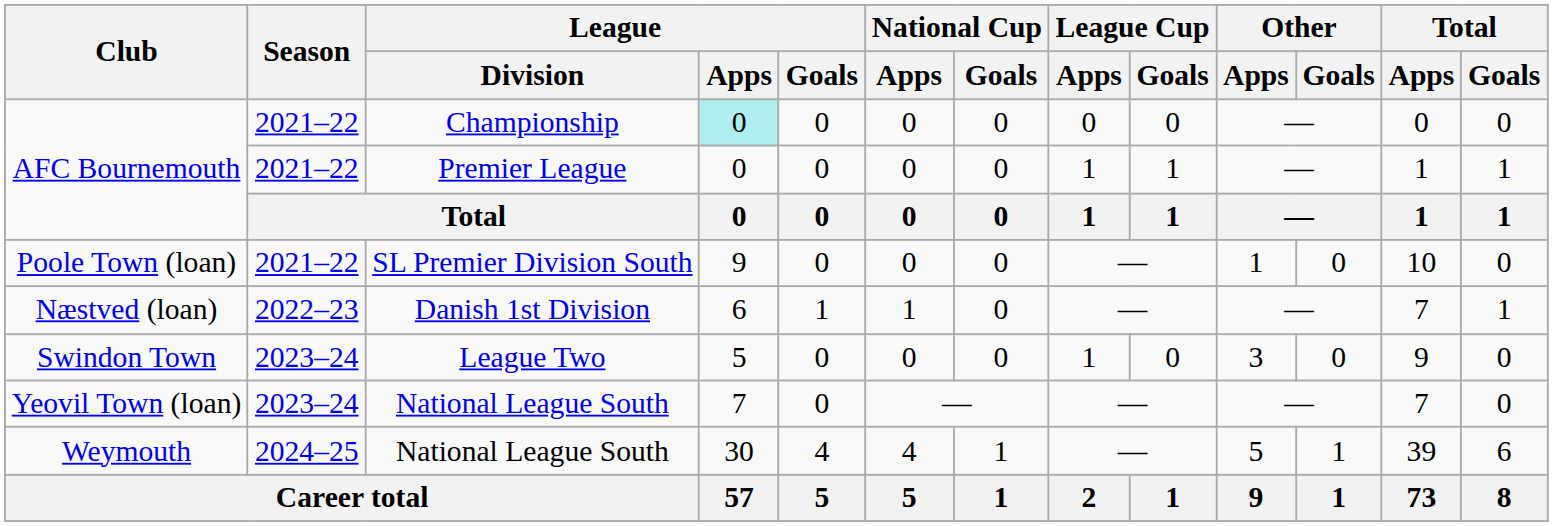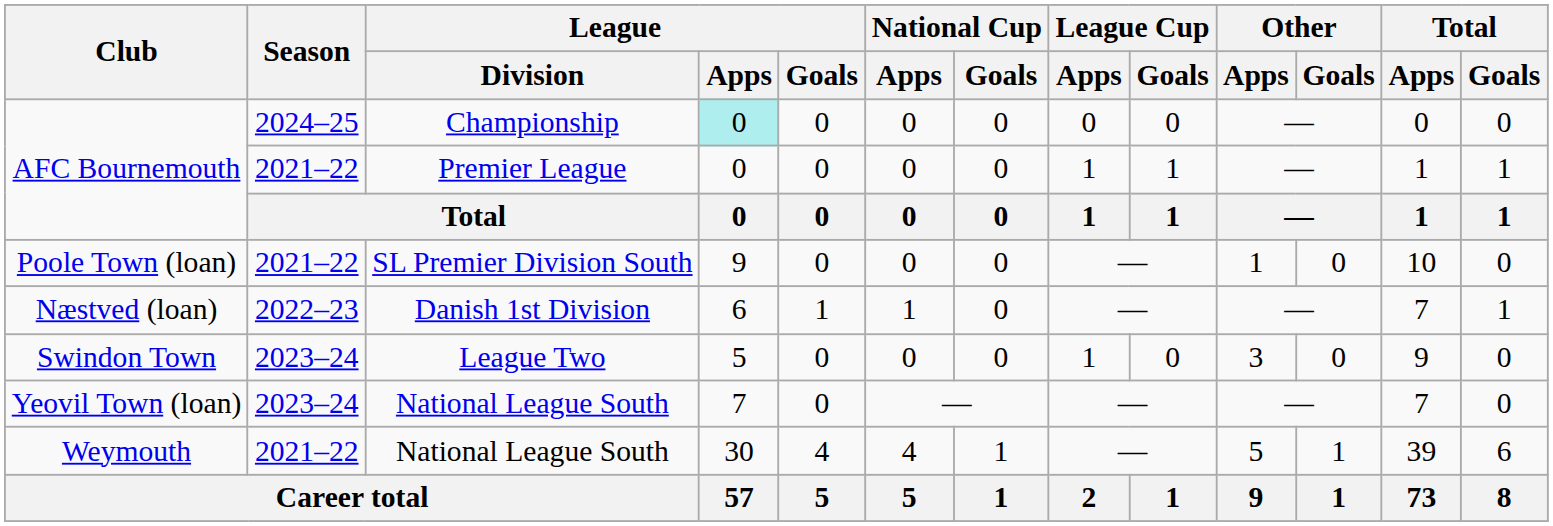(307, 121) 2021–22 -> (307, 121) 2024–25
(307, 450) 2024–25 -> (307, 450) 2021–22
